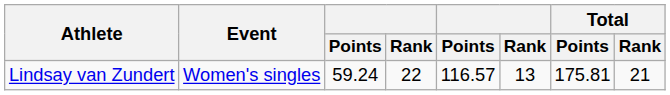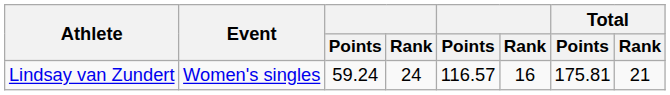(411, 76) 22 -> (411, 76) 24
(525, 76) 13 -> (525, 76) 16
